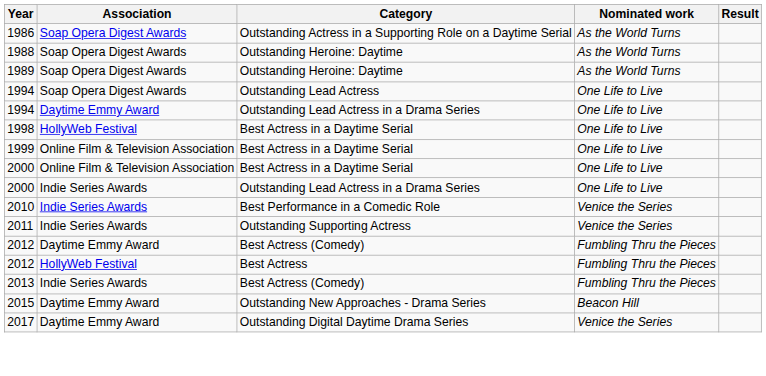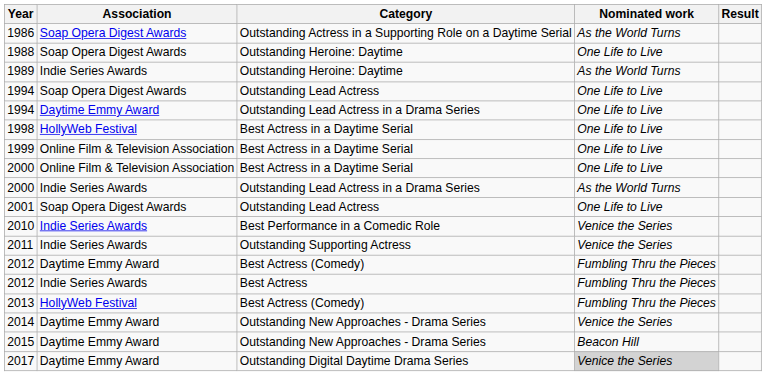(629, 52) As the World Turns -> (620, 52) One Life to Live
(113, 71) Soap Opera Digest Awards -> (93, 71) Indie Series Awards
(620, 187) One Life to Live -> (629, 187) As the World Turns
+ row: (21, 206)
(88, 264) HollyWeb Festival -> (93, 284) Indie Series Awards
(93, 284) Indie Series Awards -> (88, 303) HollyWeb Festival
+ row: (21, 322)
(625, 322) no background -> (625, 361) lightgrey background
